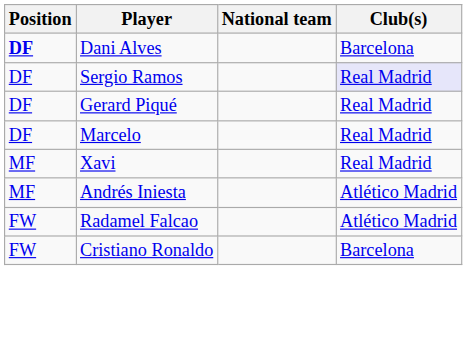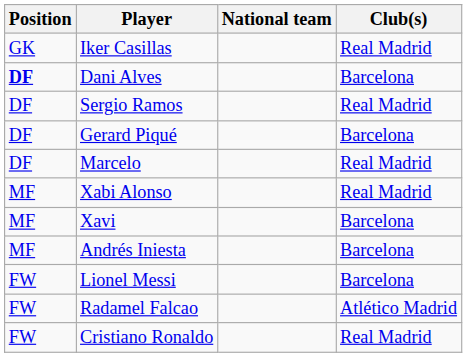+ row: (126, 47)
(386, 76) lavender background -> (386, 105) no background
(386, 105) Real Madrid -> (377, 134) Barcelona
+ row: (126, 192)
(386, 163) Real Madrid -> (377, 221) Barcelona
(399, 192) Atlético Madrid -> (377, 250) Barcelona
+ row: (128, 279)
(377, 250) Barcelona -> (386, 337) Real Madrid
